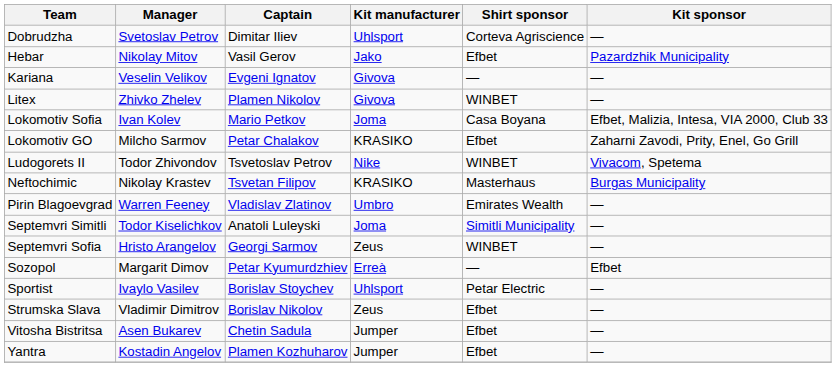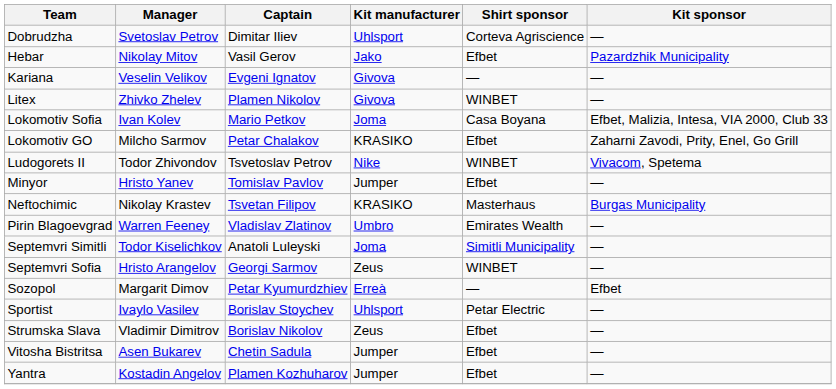+ row: (27, 183)
